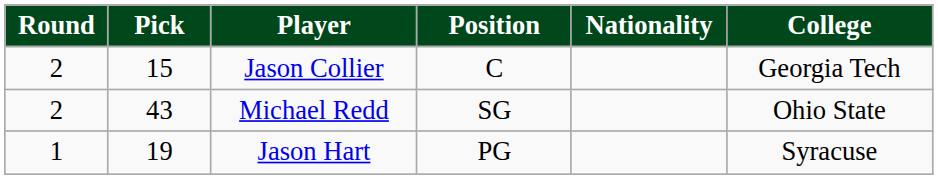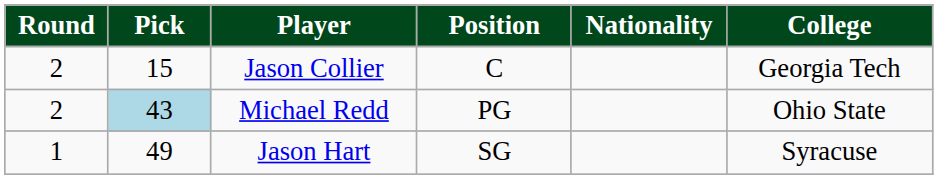(159, 109) no background -> (159, 109) lightblue background
(494, 109) SG -> (494, 109) PG
(159, 151) 19 -> (159, 151) 49
(494, 151) PG -> (494, 151) SG
